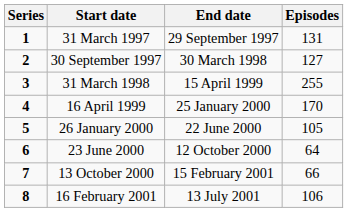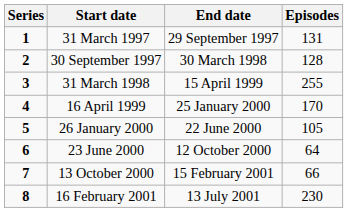(312, 60) 127 -> (312, 60) 128
(312, 196) 106 -> (312, 196) 230
